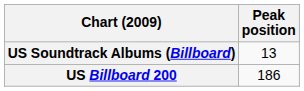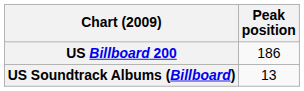rows swapped: (121, 75) <-> (121, 53)
